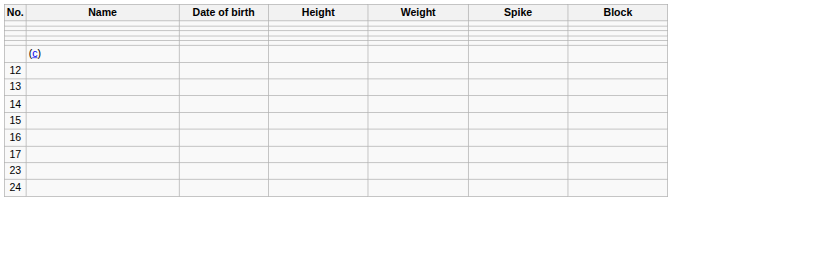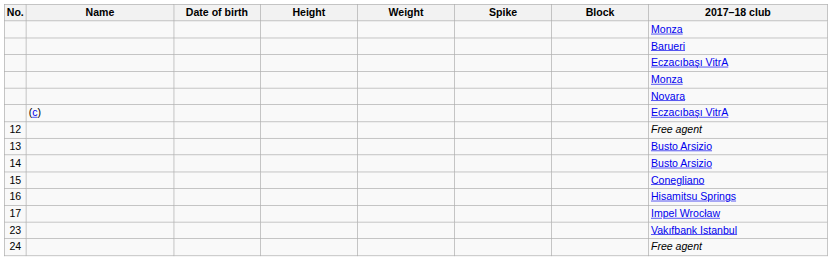+ column: (738, 12)
